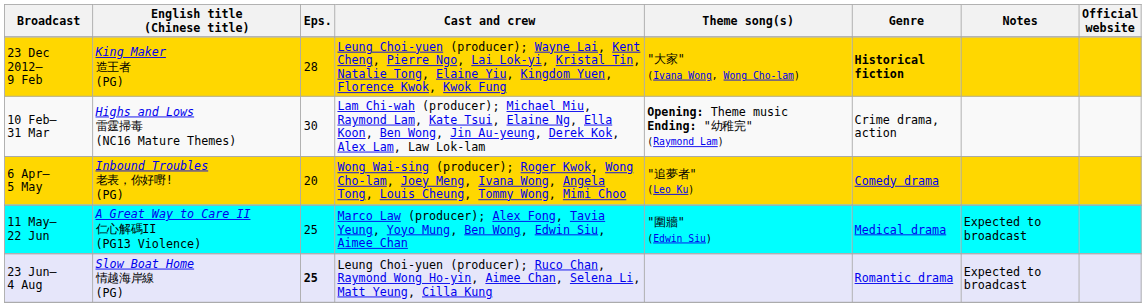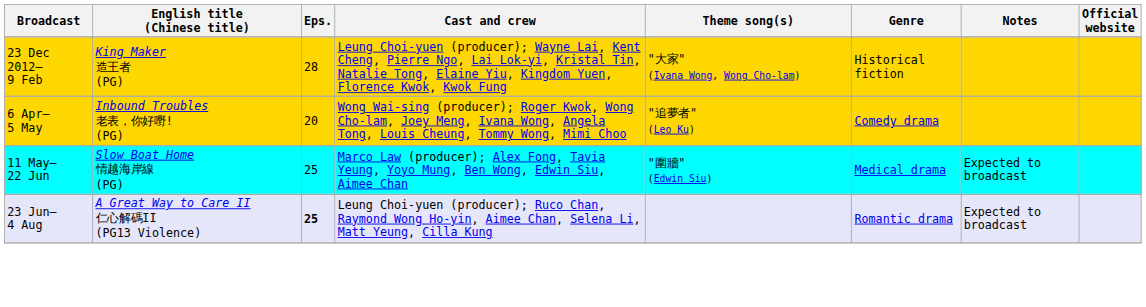(890, 67) bold -> (890, 67) normal
- row: (32, 126)
(173, 229) A Great Way to Care II 仁心解碼II (PG13 Violence) -> (145, 170) Slow Boat Home 情越海岸線 (PG)
(145, 278) Slow Boat Home 情越海岸線 (PG) -> (173, 219) A Great Way to Care II 仁心解碼II (PG13 Violence)
